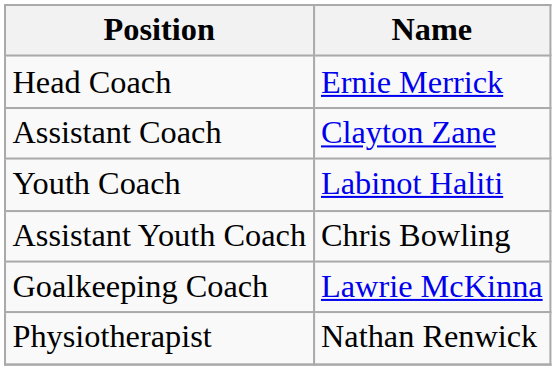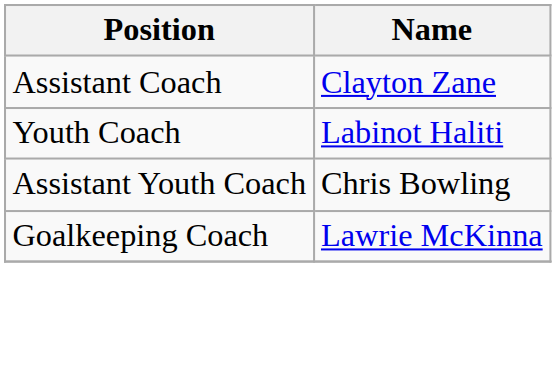- row: (92, 81)
- row: (112, 337)
